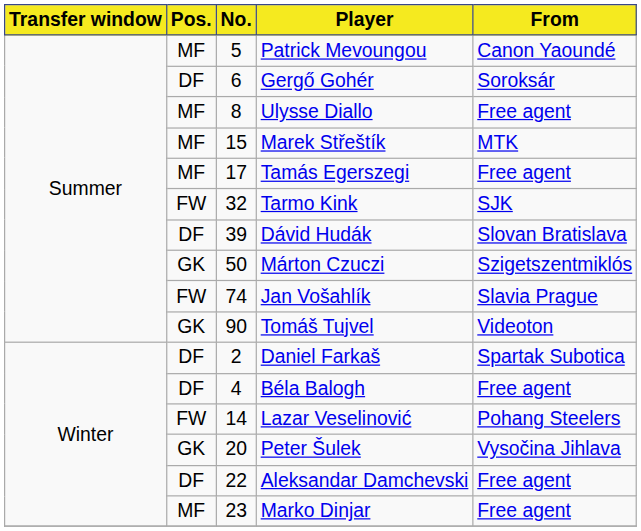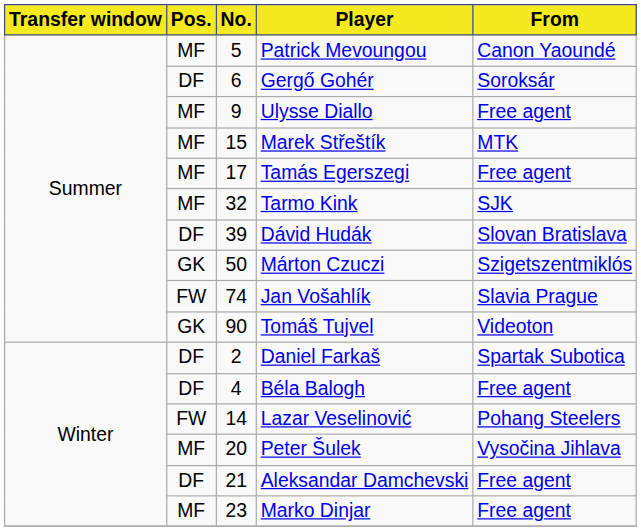(236, 111) 8 -> (236, 111) 9
(191, 204) FW -> (191, 204) MF
(191, 449) GK -> (191, 449) MF
(236, 480) 22 -> (236, 480) 21
